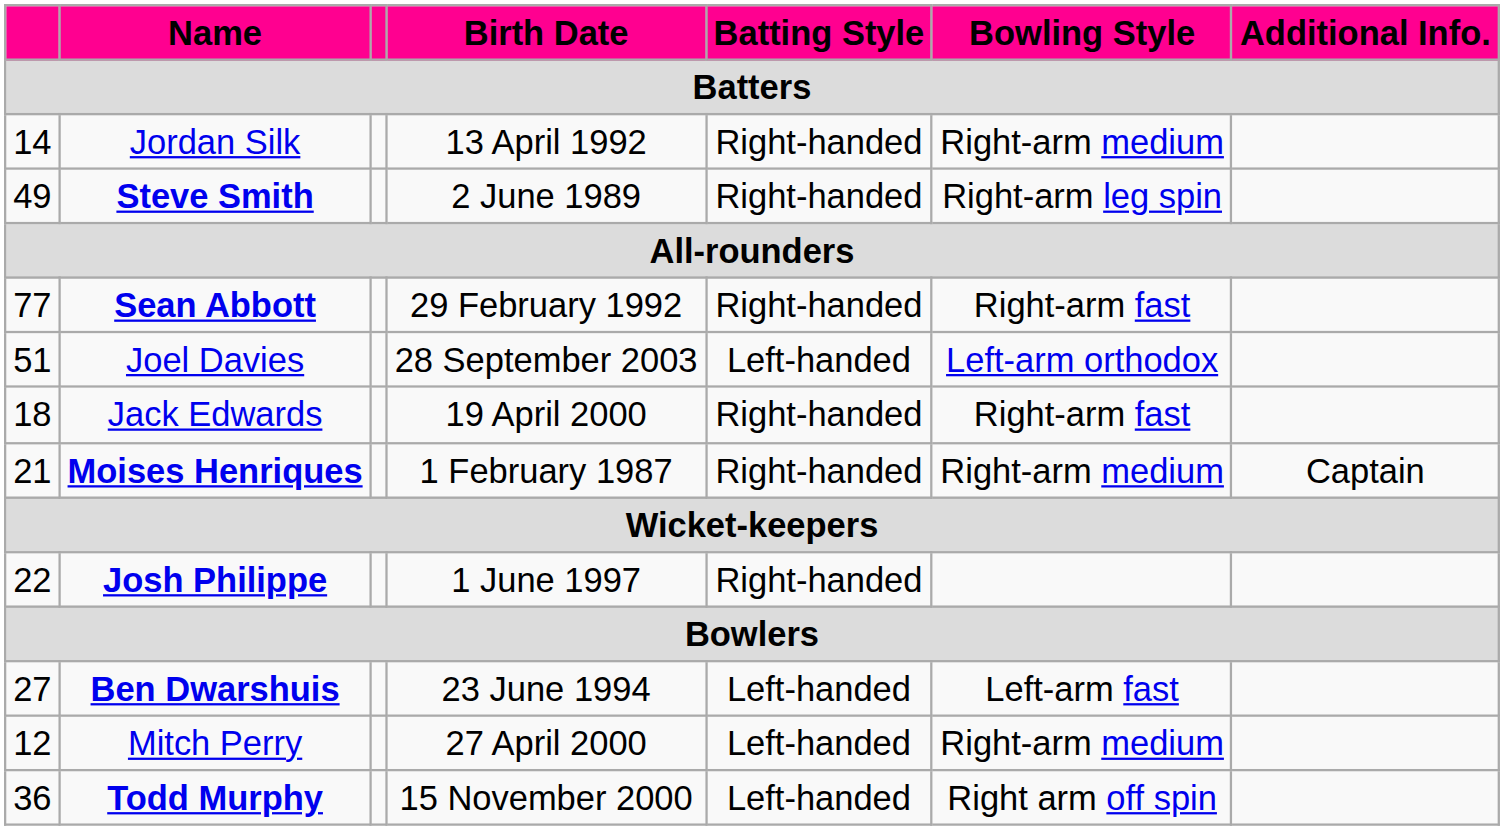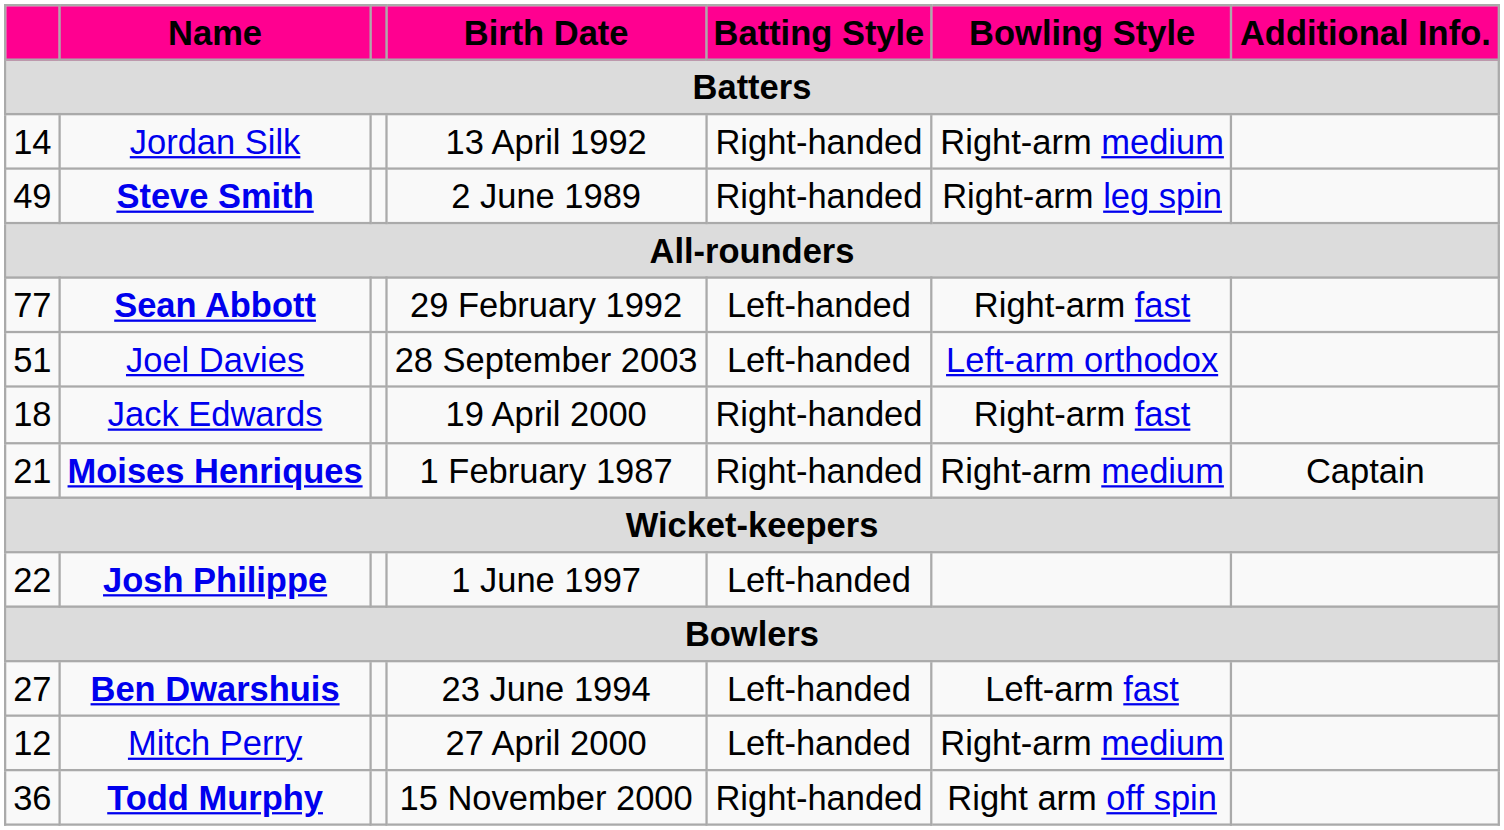(819, 306) Right-handed -> (819, 306) Left-handed
(819, 579) Right-handed -> (819, 579) Left-handed
(819, 797) Left-handed -> (819, 797) Right-handed
